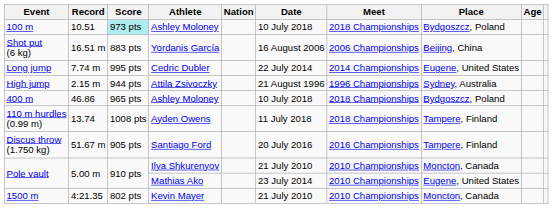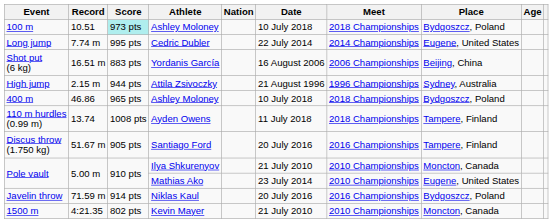rows swapped: (29, 68) <-> (24, 48)
+ row: (34, 196)
